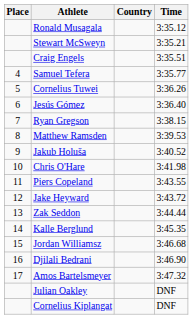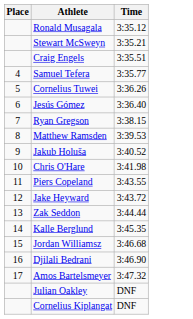- column: (134, 12)
